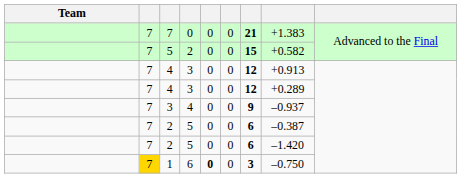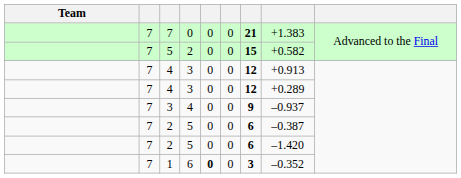(149, 164) gold background -> (149, 164) no background
(288, 164) –0.750 -> (288, 164) –0.352
